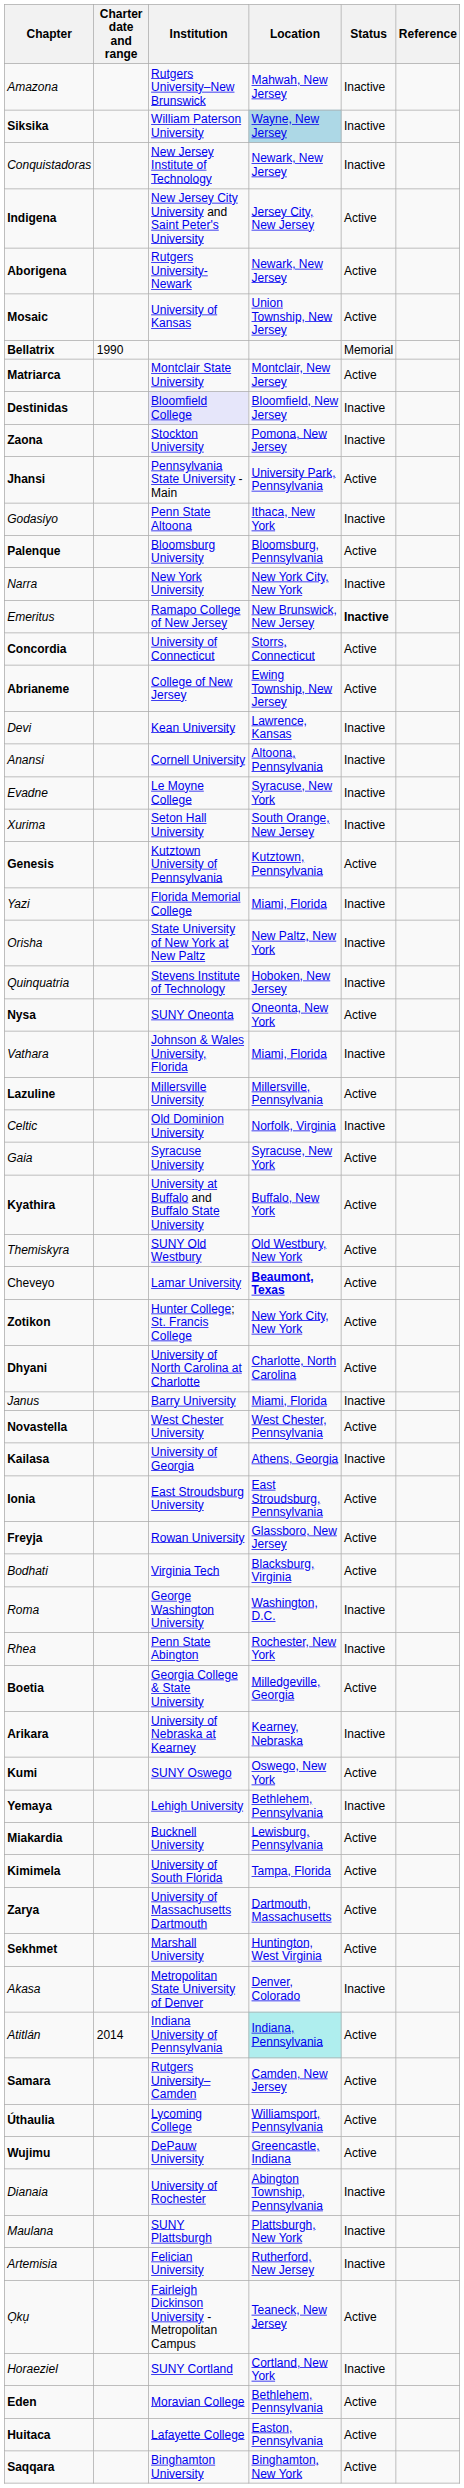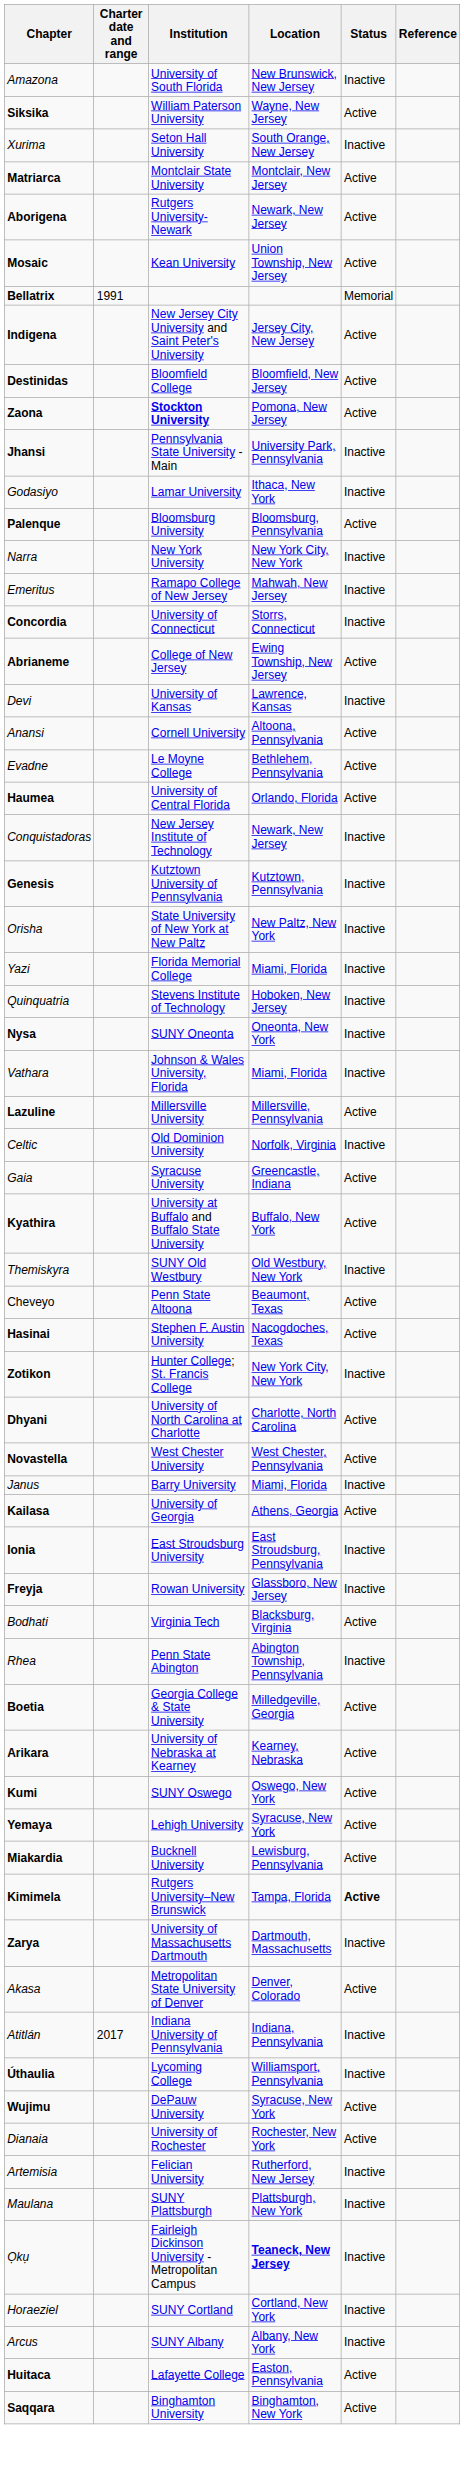(193, 87) Rutgers University–New Brunswick -> (187, 80) University of South Florida
(290, 87) Mahwah, New Jersey -> (294, 80) New Brunswick, New Jersey
(285, 126) lightblue background -> (285, 112) no background
(365, 126) Inactive -> (360, 112) Active
rows swapped: (49, 165) <-> (26, 825)
rows swapped: (34, 375) <-> (32, 218)
(184, 317) University of Kansas -> (193, 263) Kean University
(110, 349) 1990 -> (110, 295) 1991
(179, 408) lavender background -> (179, 381) no background
(365, 408) Inactive -> (360, 381) Active
(177, 440) normal -> (180, 413) bold
(365, 440) Inactive -> (360, 413) Active
(360, 479) Active -> (365, 452) Inactive
(181, 519) Penn State Altoona -> (196, 492) Lamar University
(294, 616) New Brunswick, New Jersey -> (290, 589) Mahwah, New Jersey
(366, 616) bold -> (365, 589) normal
(360, 649) Active -> (365, 622) Inactive
(193, 727) Kean University -> (184, 700) University of Kansas
(365, 760) Inactive -> (360, 733) Active
(292, 792) Syracuse, New York -> (287, 765) Bethlehem, Pennsylvania
(365, 792) Inactive -> (360, 765) Active
+ row: (30, 798)
(360, 864) Active -> (365, 883) Inactive
rows swapped: (18, 903) <-> (25, 943)
(360, 1015) Active -> (365, 1034) Inactive
(292, 1158) Syracuse, New York -> (286, 1177) Greencastle, Indiana
(360, 1250) Active -> (365, 1269) Inactive
(196, 1283) Lamar University -> (181, 1302) Penn State Altoona
(283, 1283) bold -> (281, 1302) normal
+ row: (28, 1334)
(360, 1322) Active -> (365, 1374) Inactive
rows swapped: (23, 1401) <-> (37, 1426)
(365, 1459) Inactive -> (360, 1511) Active
(360, 1498) Active -> (365, 1550) Inactive
(360, 1538) Active -> (365, 1589) Inactive
- row: (23, 1609)
(294, 1649) Rochester, New York -> (287, 1661) Abington Township, Pennsylvania
(365, 1734) Inactive -> (360, 1753) Active
(287, 1806) Bethlehem, Pennsylvania -> (292, 1825) Syracuse, New York
(365, 1806) Inactive -> (360, 1825) Active
(187, 1871) University of South Florida -> (193, 1897) Rutgers University–New Brunswick
(360, 1871) normal -> (362, 1897) bold
(360, 1910) Active -> (365, 1943) Inactive
- row: (32, 1949)
(365, 1989) Inactive -> (360, 1989) Active
(110, 2035) 2014 -> (110, 2035) 2017
(287, 2035) paleturquoise background -> (287, 2035) no background
(360, 2035) Active -> (365, 2035) Inactive
- row: (29, 2081)
(360, 2120) Active -> (365, 2074) Inactive
(286, 2153) Greencastle, Indiana -> (292, 2106) Syracuse, New York
(287, 2192) Abington Township, Pennsylvania -> (294, 2139) Rochester, New York
(365, 2192) Inactive -> (360, 2139) Active
rows swapped: (30, 2231) <-> (32, 2264)
(289, 2316) normal -> (291, 2257) bold
(360, 2316) Active -> (365, 2257) Inactive
+ row: (22, 2342)
- row: (22, 2402)
